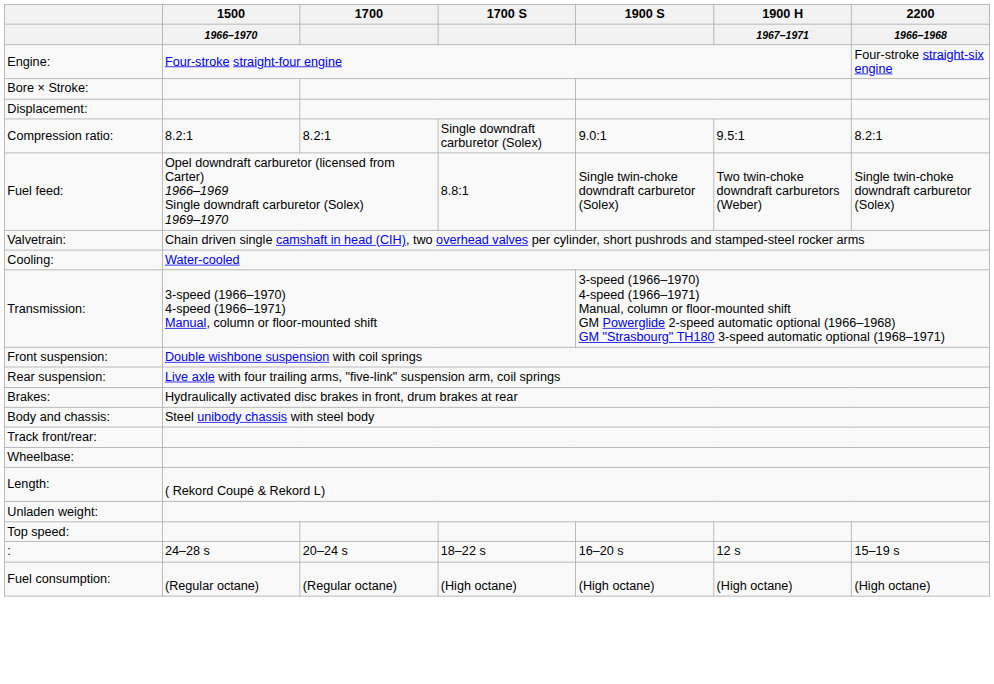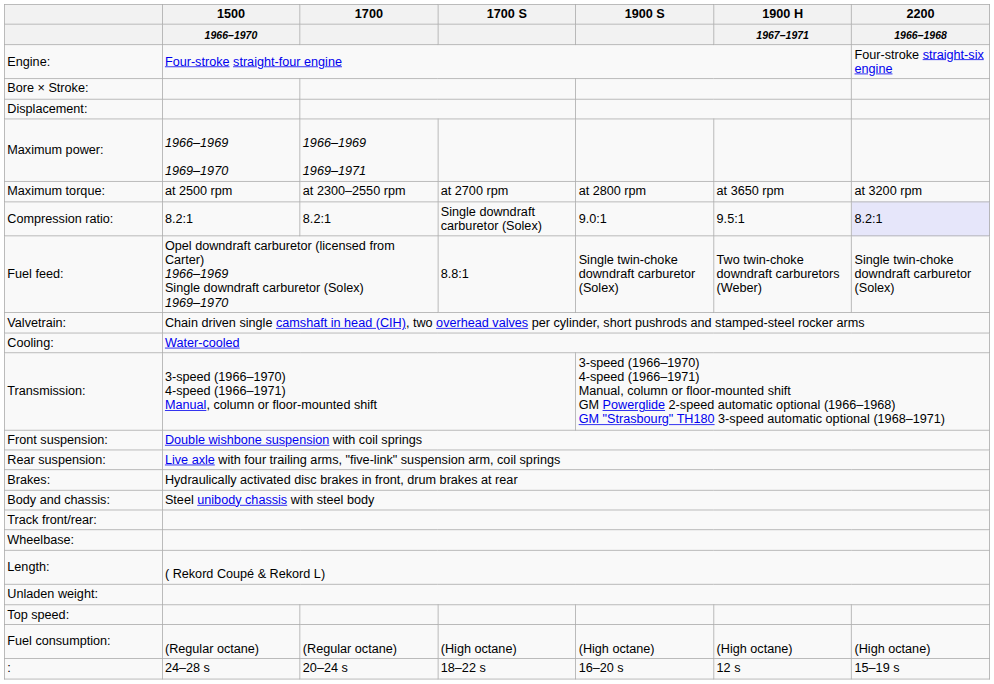+ row: (55, 150)
+ row: (56, 191)
(869, 136) no background -> (869, 218) lavender background
rows swapped: (9, 551) <-> (59, 578)
